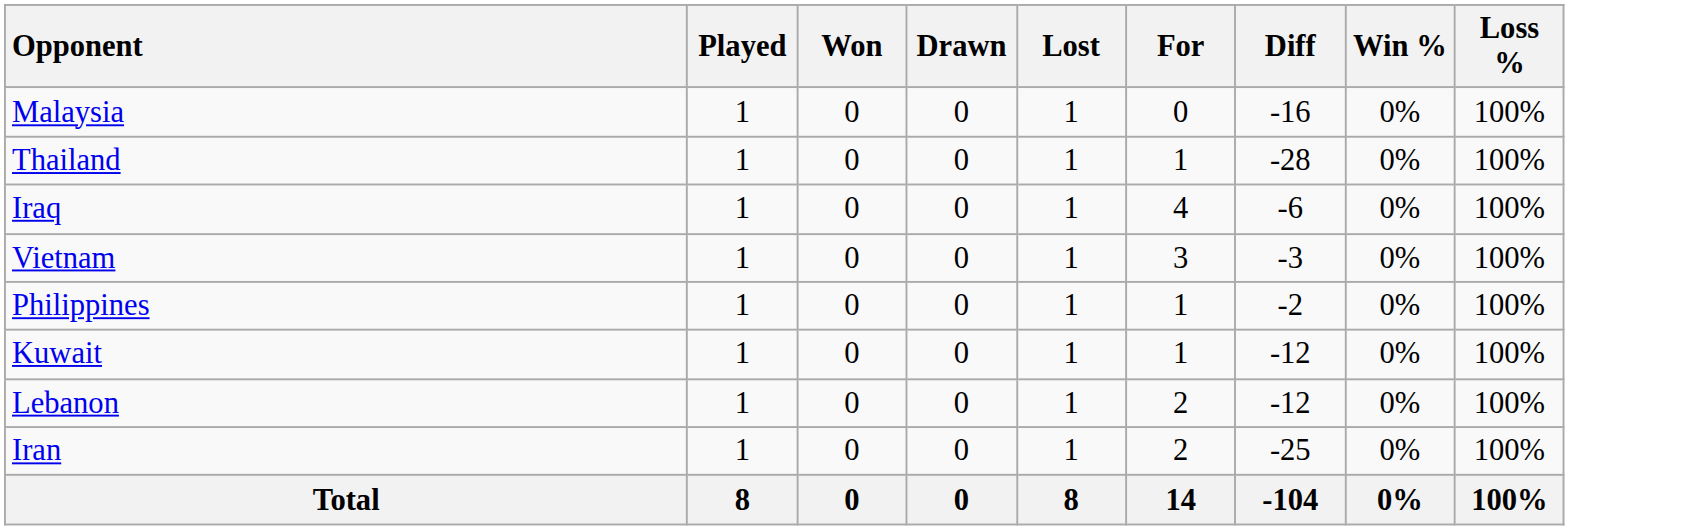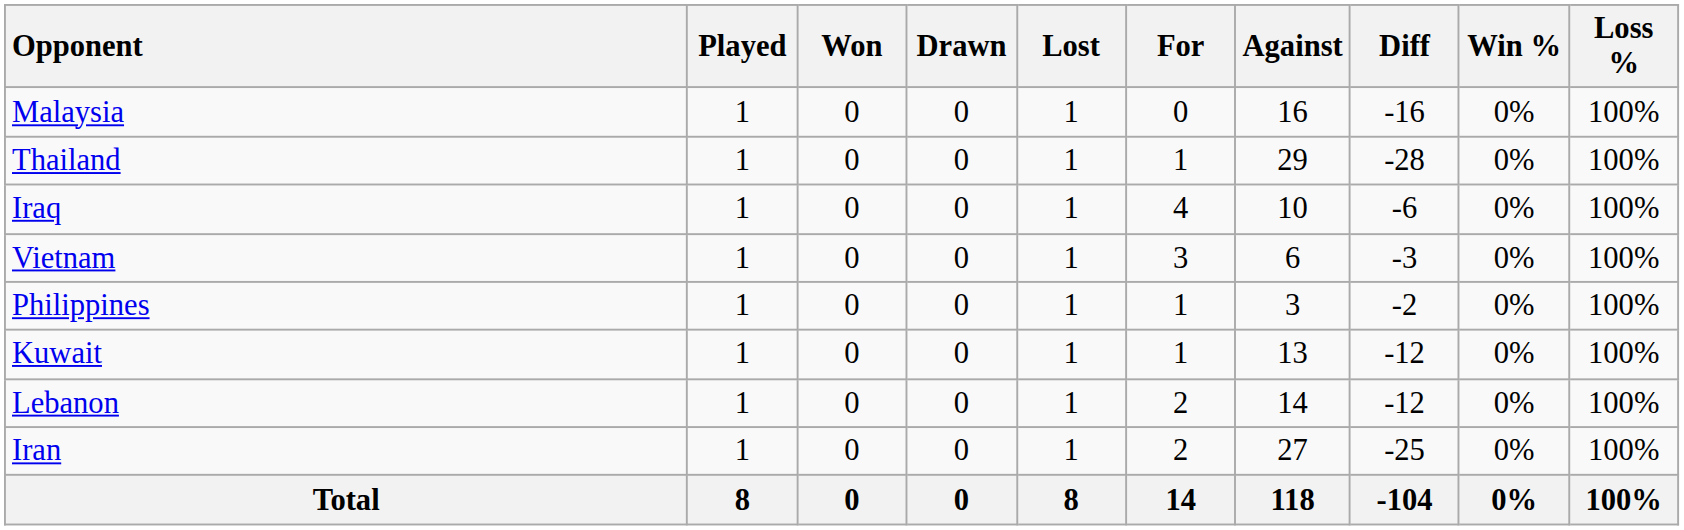+ column: (1293, 45)
